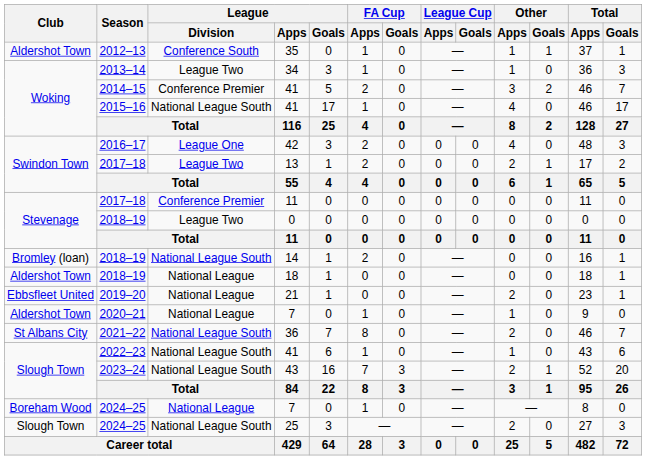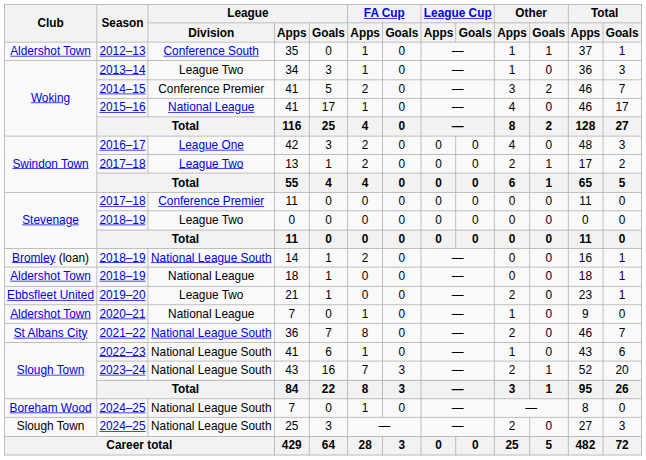(211, 107) National League South -> (211, 107) National League
(211, 295) National League -> (211, 295) League Two
(211, 408) National League -> (211, 408) National League South
